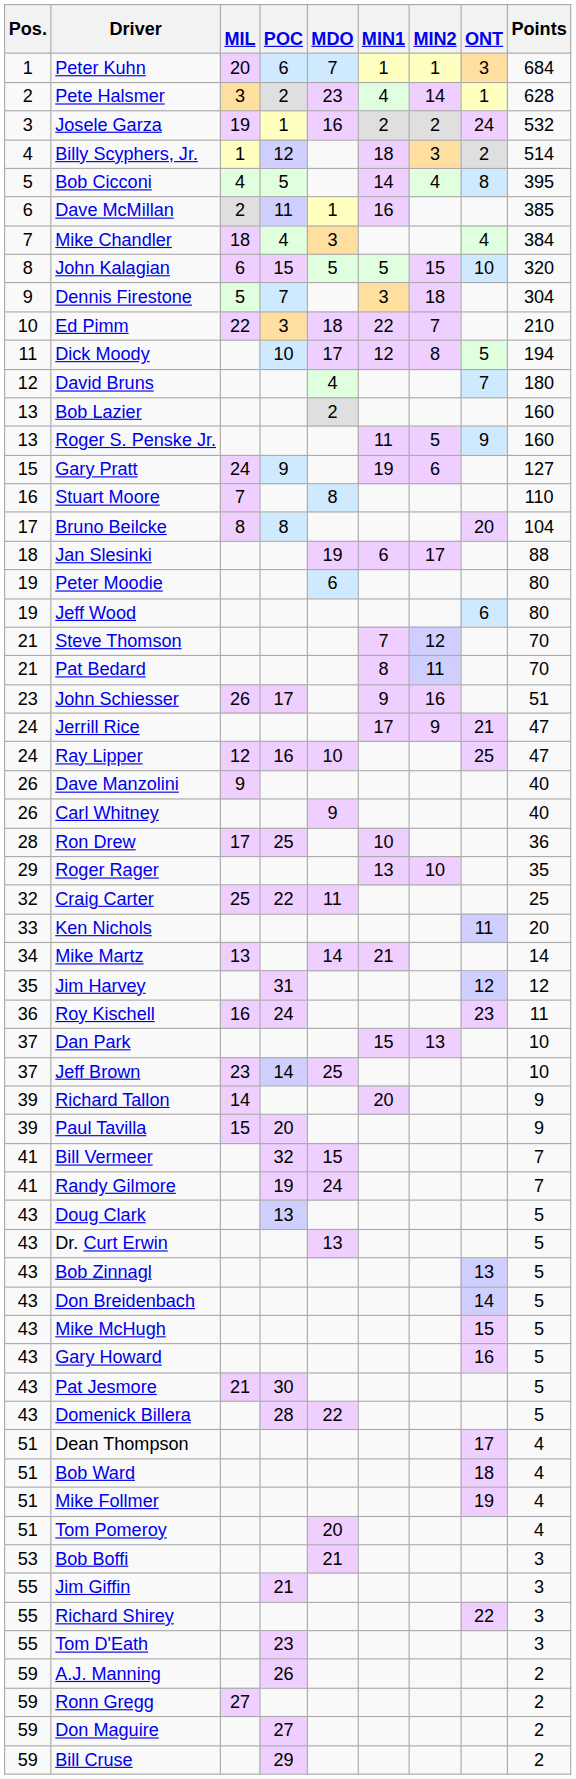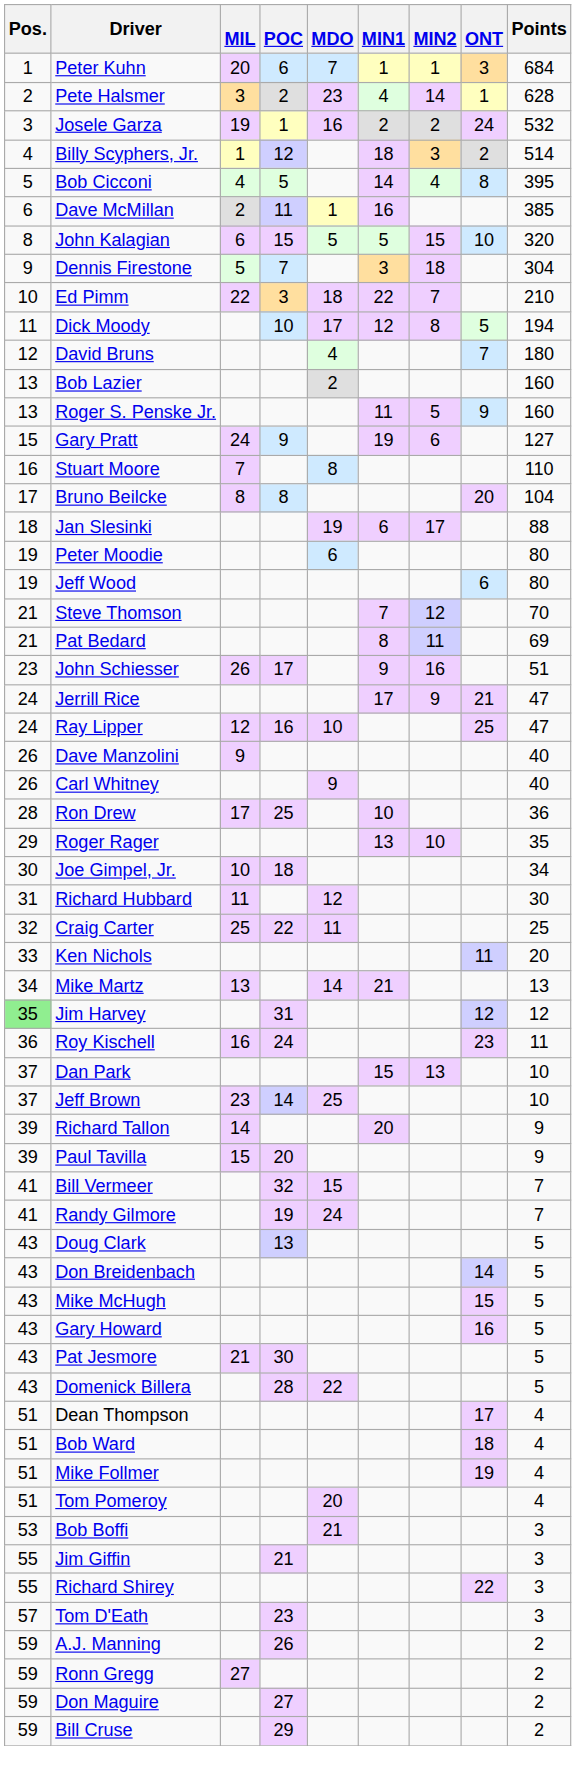- row: (114, 239)
(539, 669) 70 -> (539, 641) 69
+ row: (116, 870)
+ row: (124, 899)
(539, 956) 14 -> (539, 985) 13
(28, 985) no background -> (28, 1014) lightgreen background
- row: (112, 1243)
- row: (104, 1272)
(28, 1644) 55 -> (28, 1616) 57
